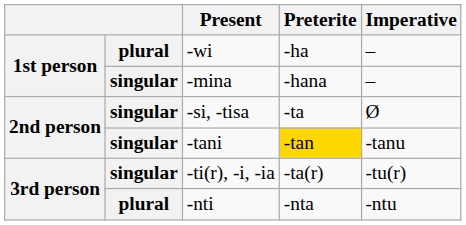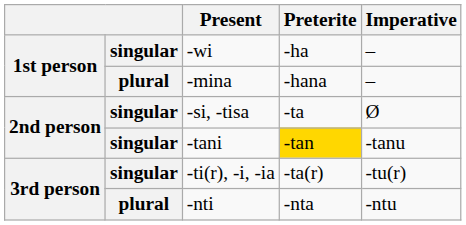(144, 50) plural -> (144, 50) singular
(144, 81) singular -> (144, 81) plural
